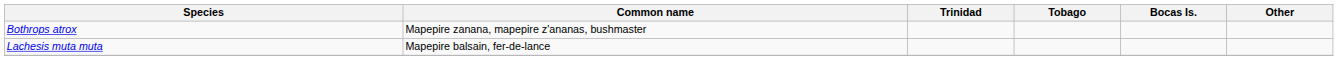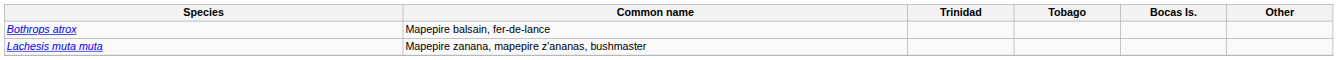(526, 30) Mapepire zanana, mapepire z'ananas, bushmaster -> (478, 30) Mapepire balsain, fer-de-lance
(478, 47) Mapepire balsain, fer-de-lance -> (526, 47) Mapepire zanana, mapepire z'ananas, bushmaster
